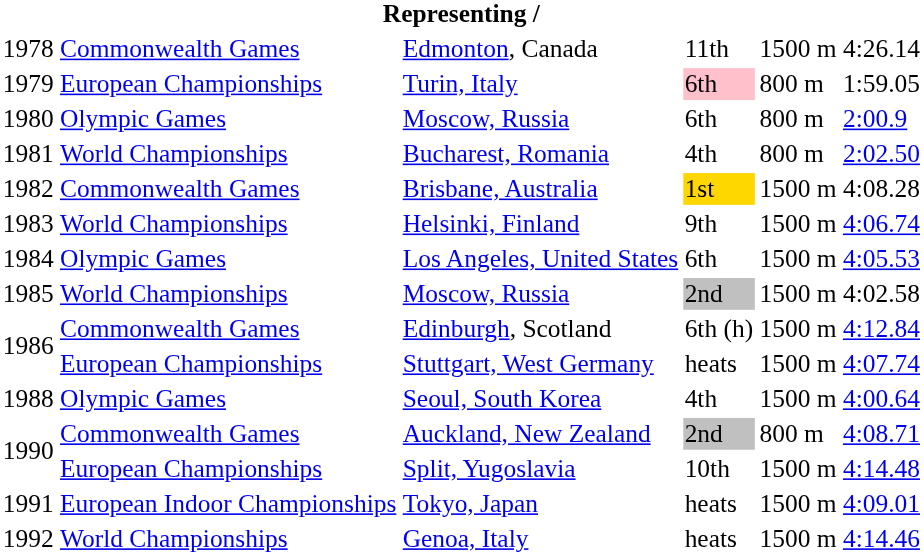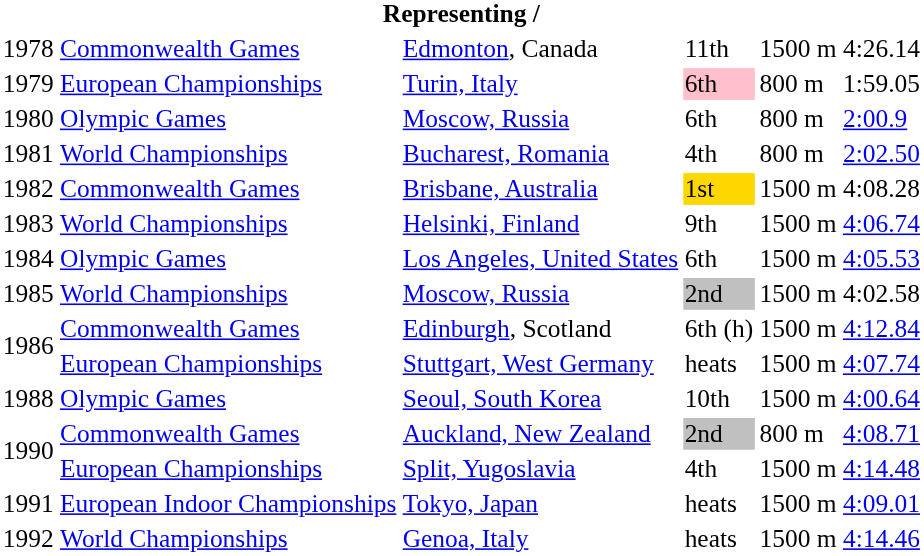(701, 398) 4th -> (707, 398) 10th
(707, 468) 10th -> (701, 468) 4th
